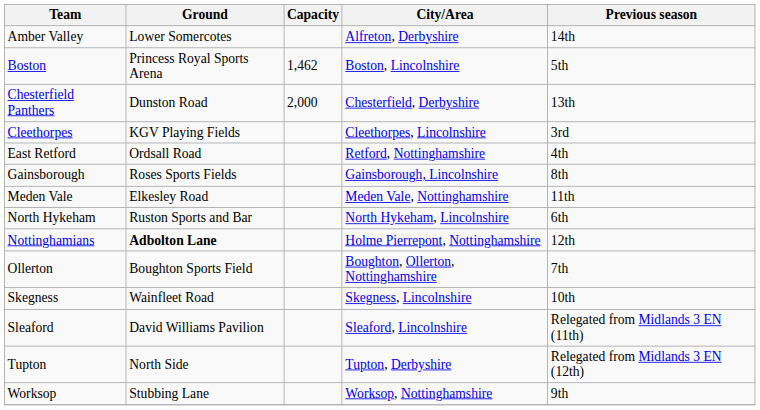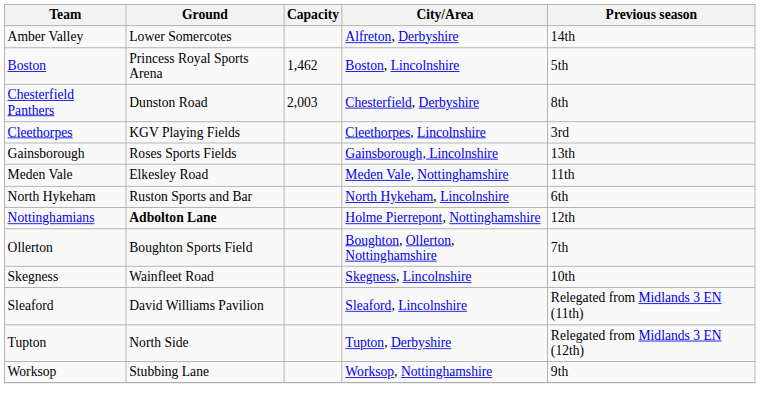(302, 102) 2,000 -> (302, 102) 2,003
(563, 102) 13th -> (560, 102) 8th
- row: (42, 153)
(560, 175) 8th -> (563, 153) 13th
